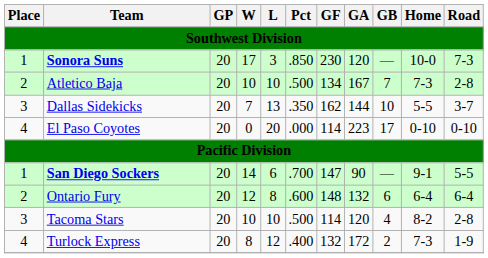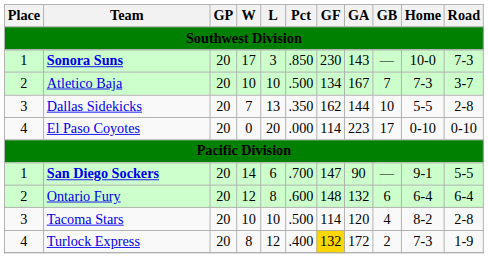(359, 60) 120 -> (359, 60) 143
(464, 83) 2-8 -> (464, 83) 3-7
(464, 106) 3-7 -> (464, 106) 2-8
(331, 241) no background -> (331, 241) gold background
